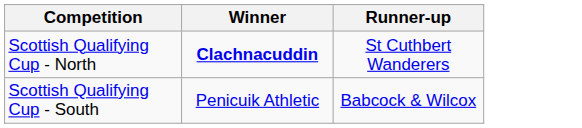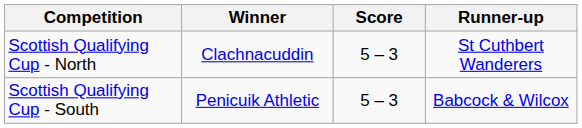+ column: (379, 17)
(257, 54) bold -> (257, 54) normal
